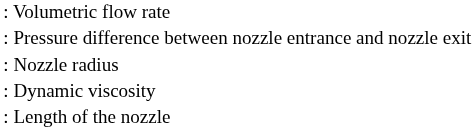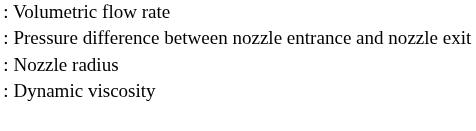- row: (87, 116)
